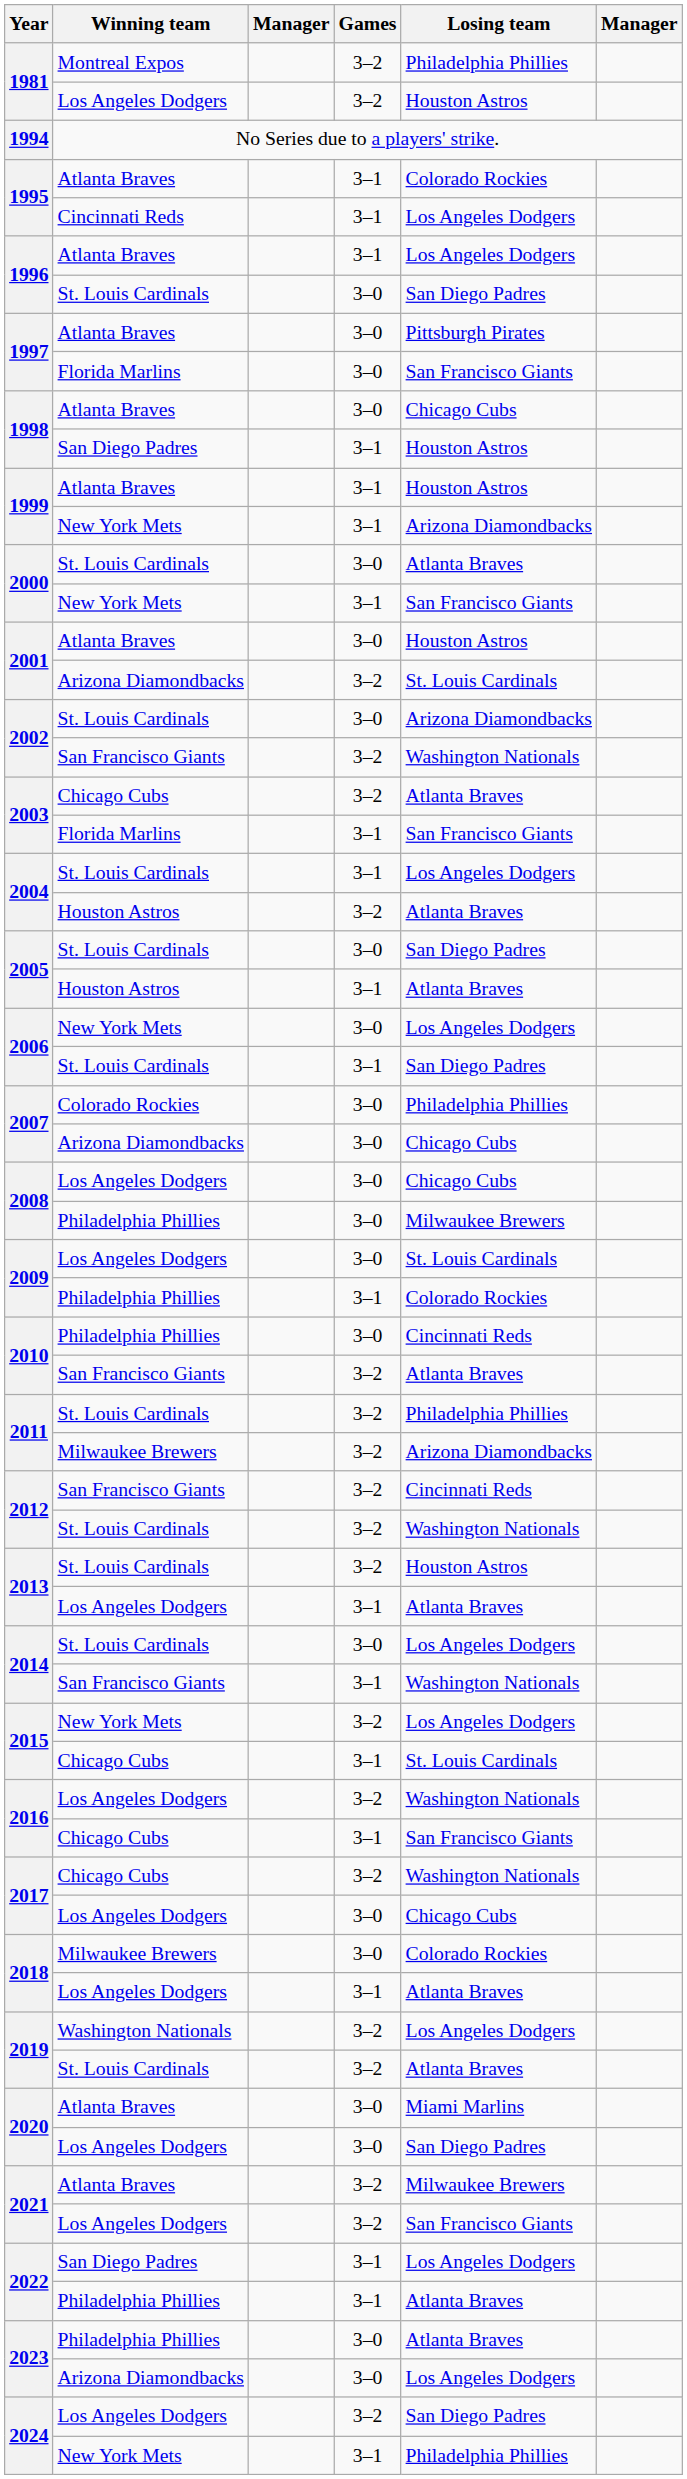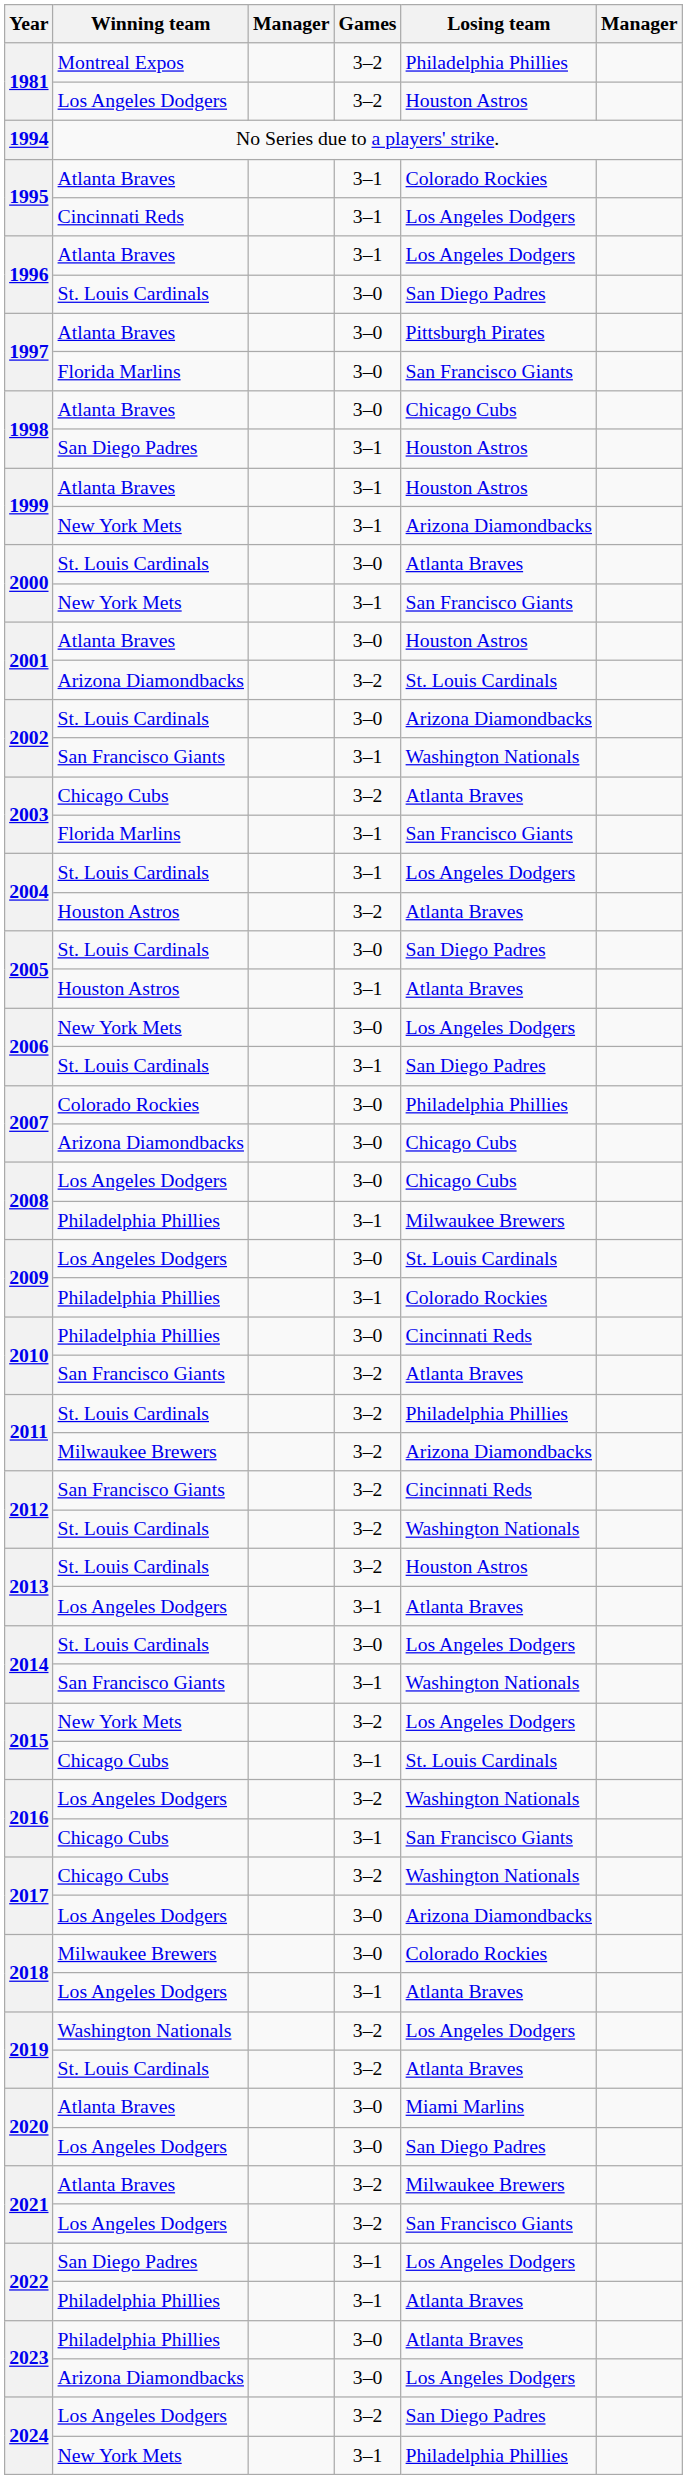(368, 757) 3–2 -> (368, 757) 3–1
(368, 1220) 3–0 -> (368, 1220) 3–1
(461, 1914) Chicago Cubs -> (499, 1914) Arizona Diamondbacks
